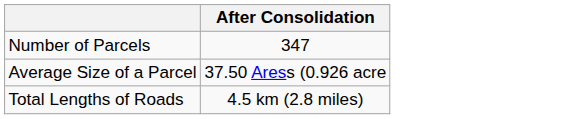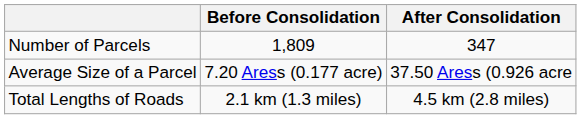+ column: (293, 18)
